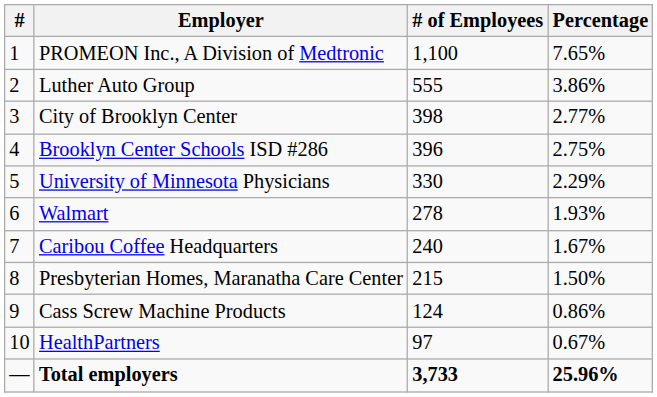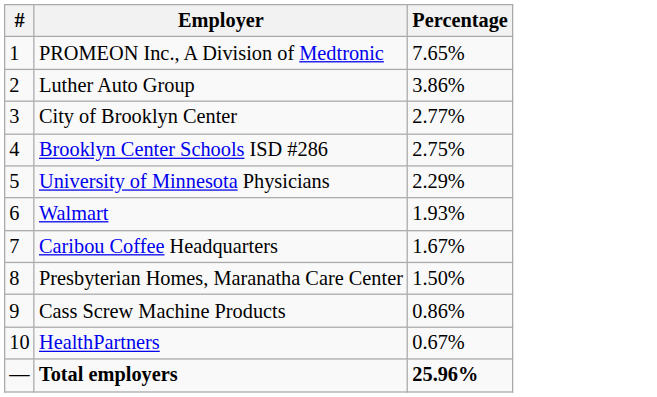- column: (478, 20)
